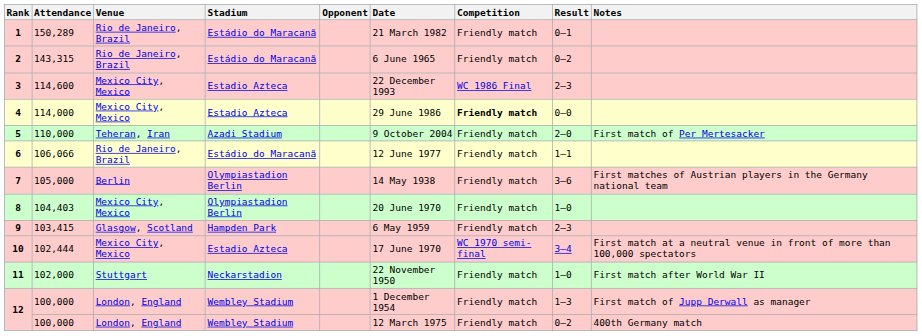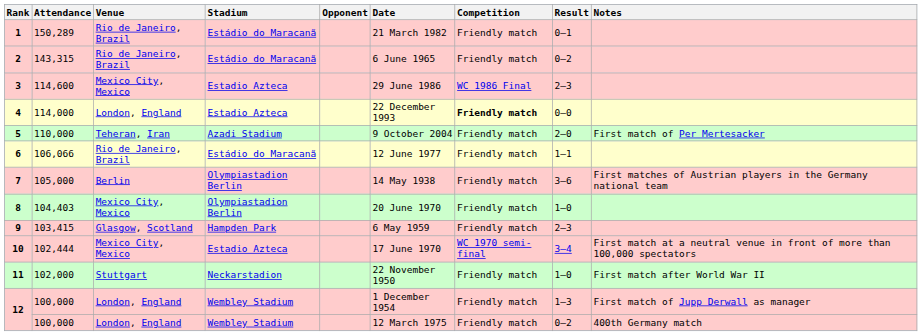(404, 86) 22 December 1993 -> (407, 86) 29 June 1986
(130, 112) Mexico City, Mexico -> (139, 112) London, England
(407, 112) 29 June 1986 -> (404, 112) 22 December 1993
